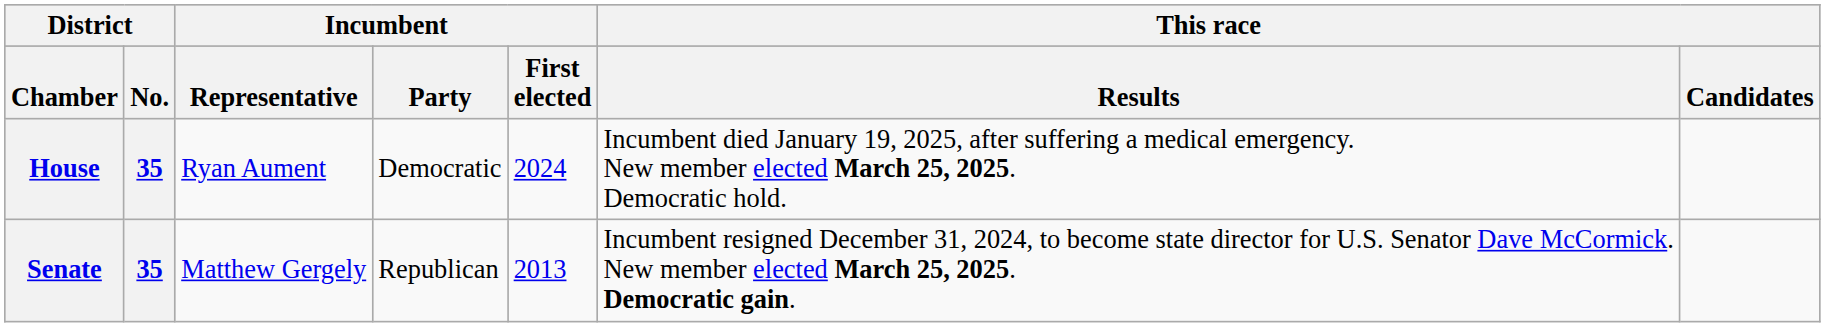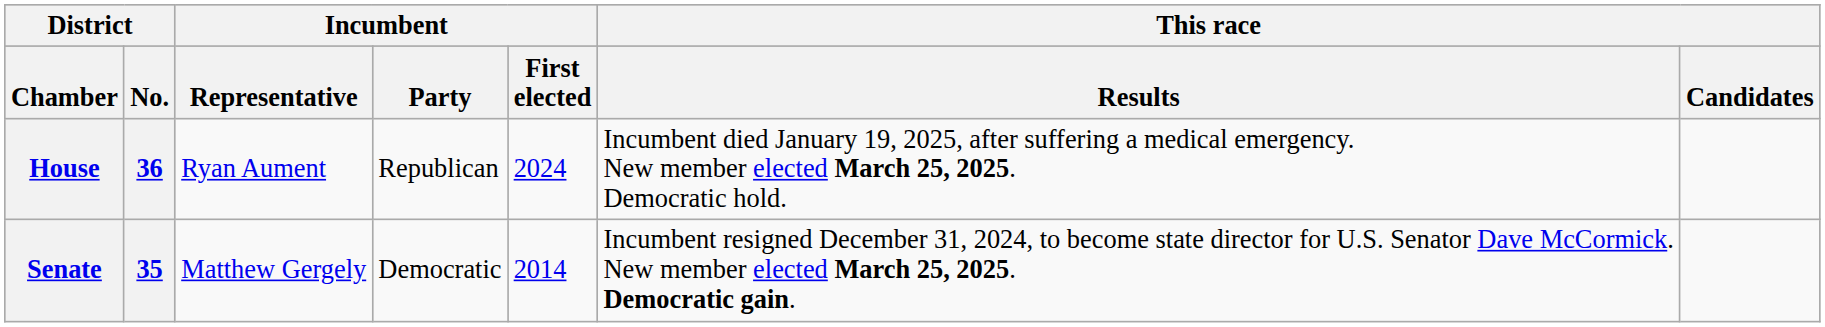(150, 168) 35 -> (150, 168) 36
(440, 168) Democratic -> (438, 168) Republican
(438, 269) Republican -> (440, 269) Democratic
(540, 269) 2013 -> (540, 269) 2014
